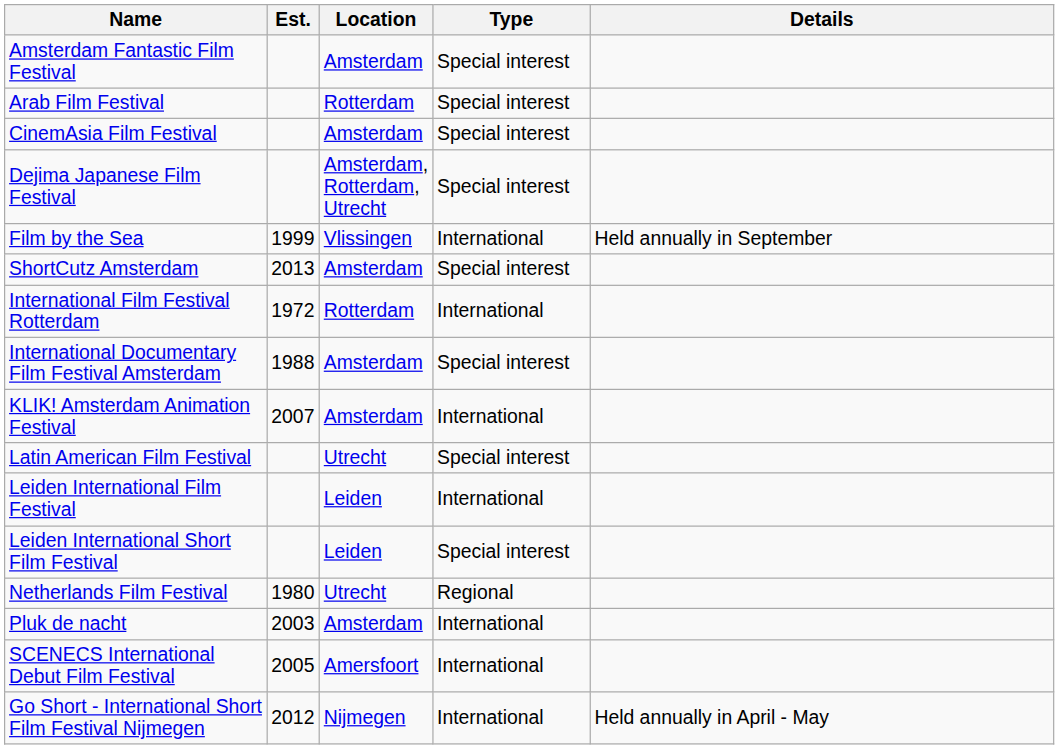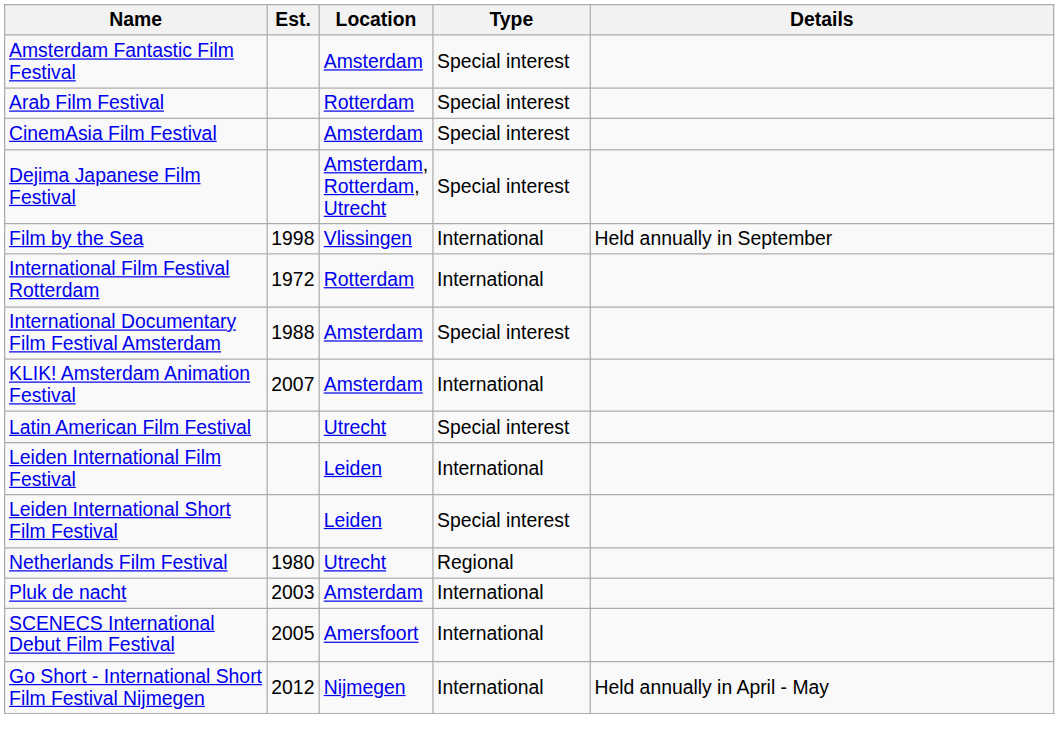(293, 238) 1999 -> (293, 238) 1998
- row: (104, 269)
